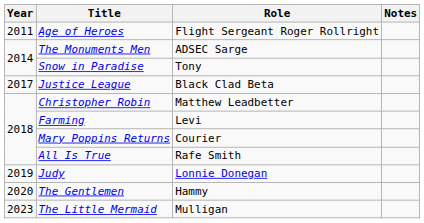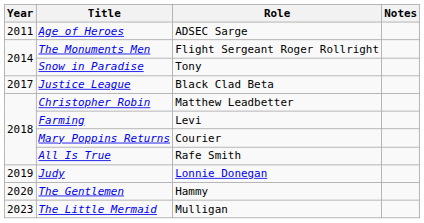(277, 31) Flight Sergeant Roger Rollright -> (211, 31) ADSEC Sarge
(211, 49) ADSEC Sarge -> (277, 49) Flight Sergeant Roger Rollright
